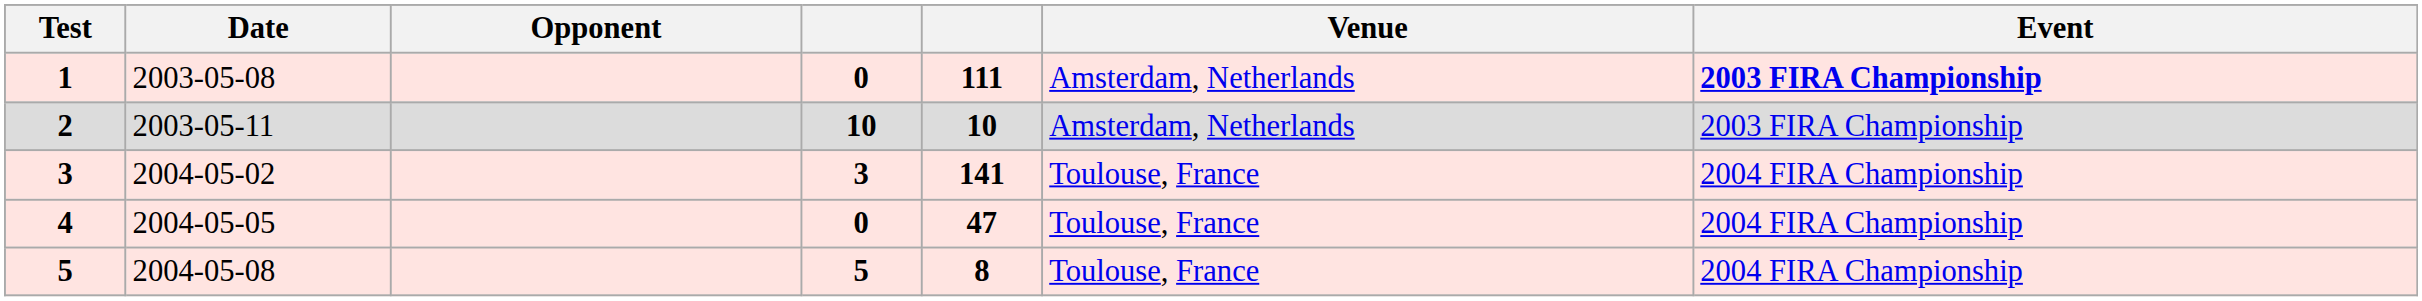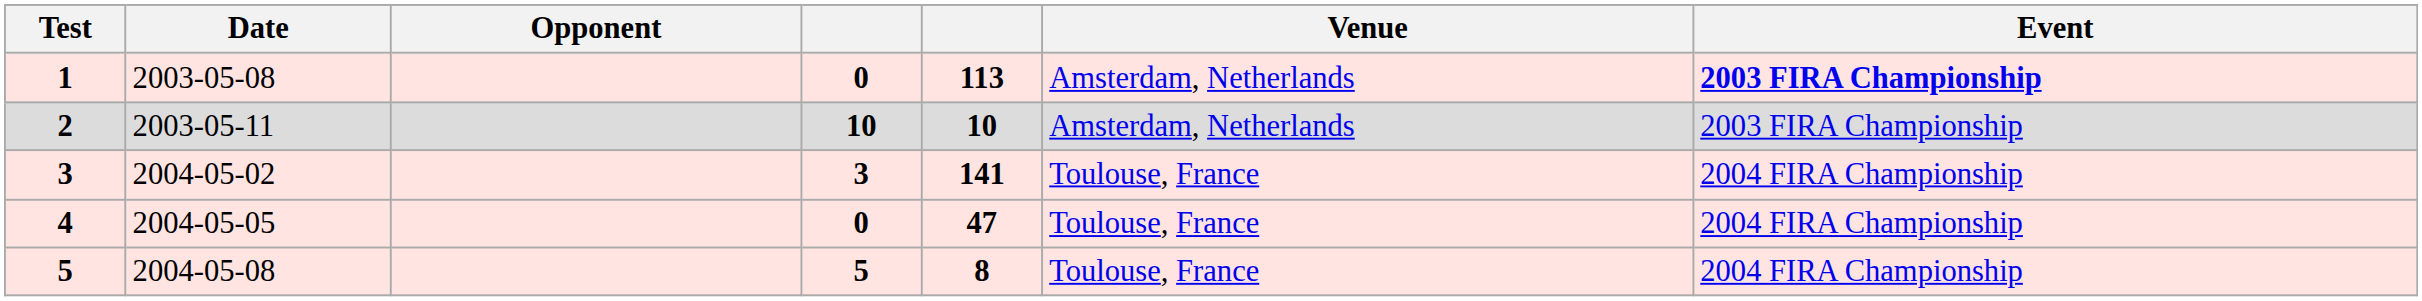(982, 77) 111 -> (982, 77) 113
